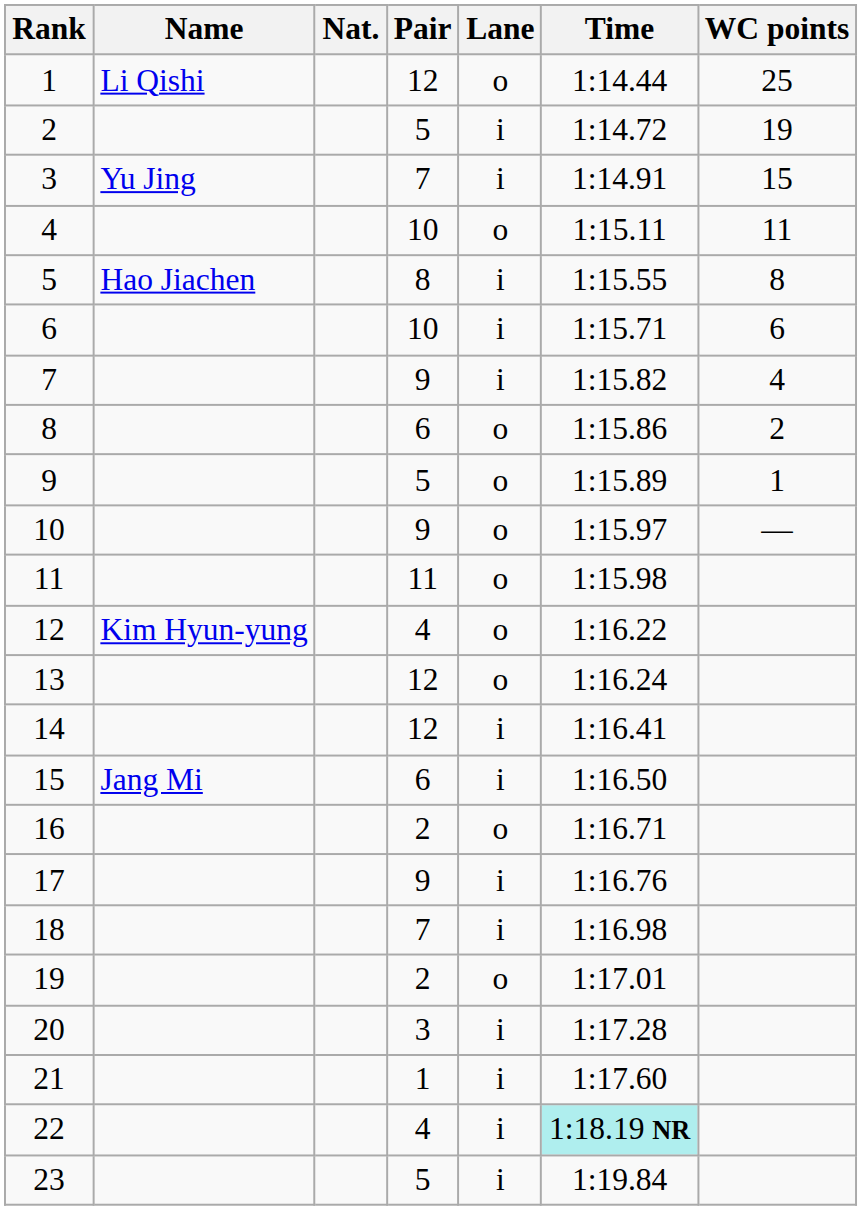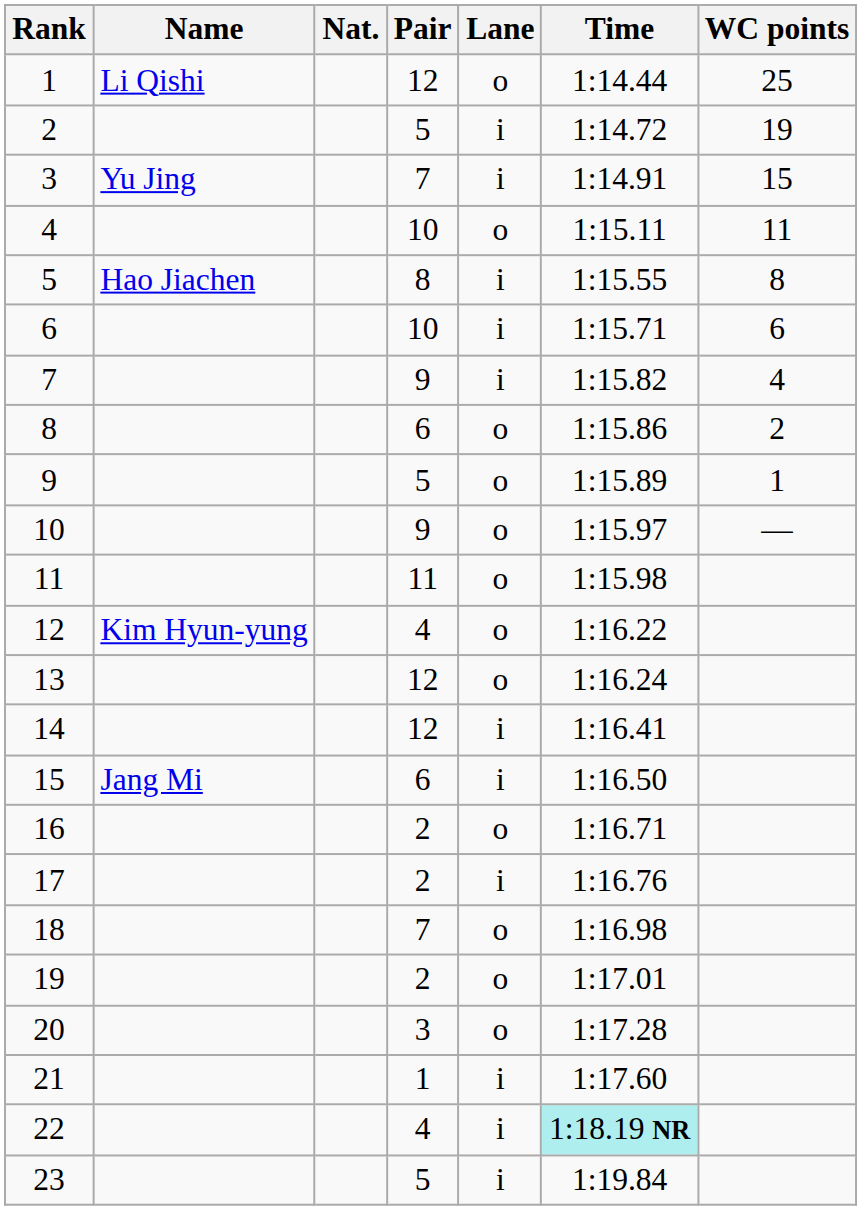(423, 879) 9 -> (423, 879) 2
(500, 929) i -> (500, 929) o
(500, 1029) i -> (500, 1029) o
